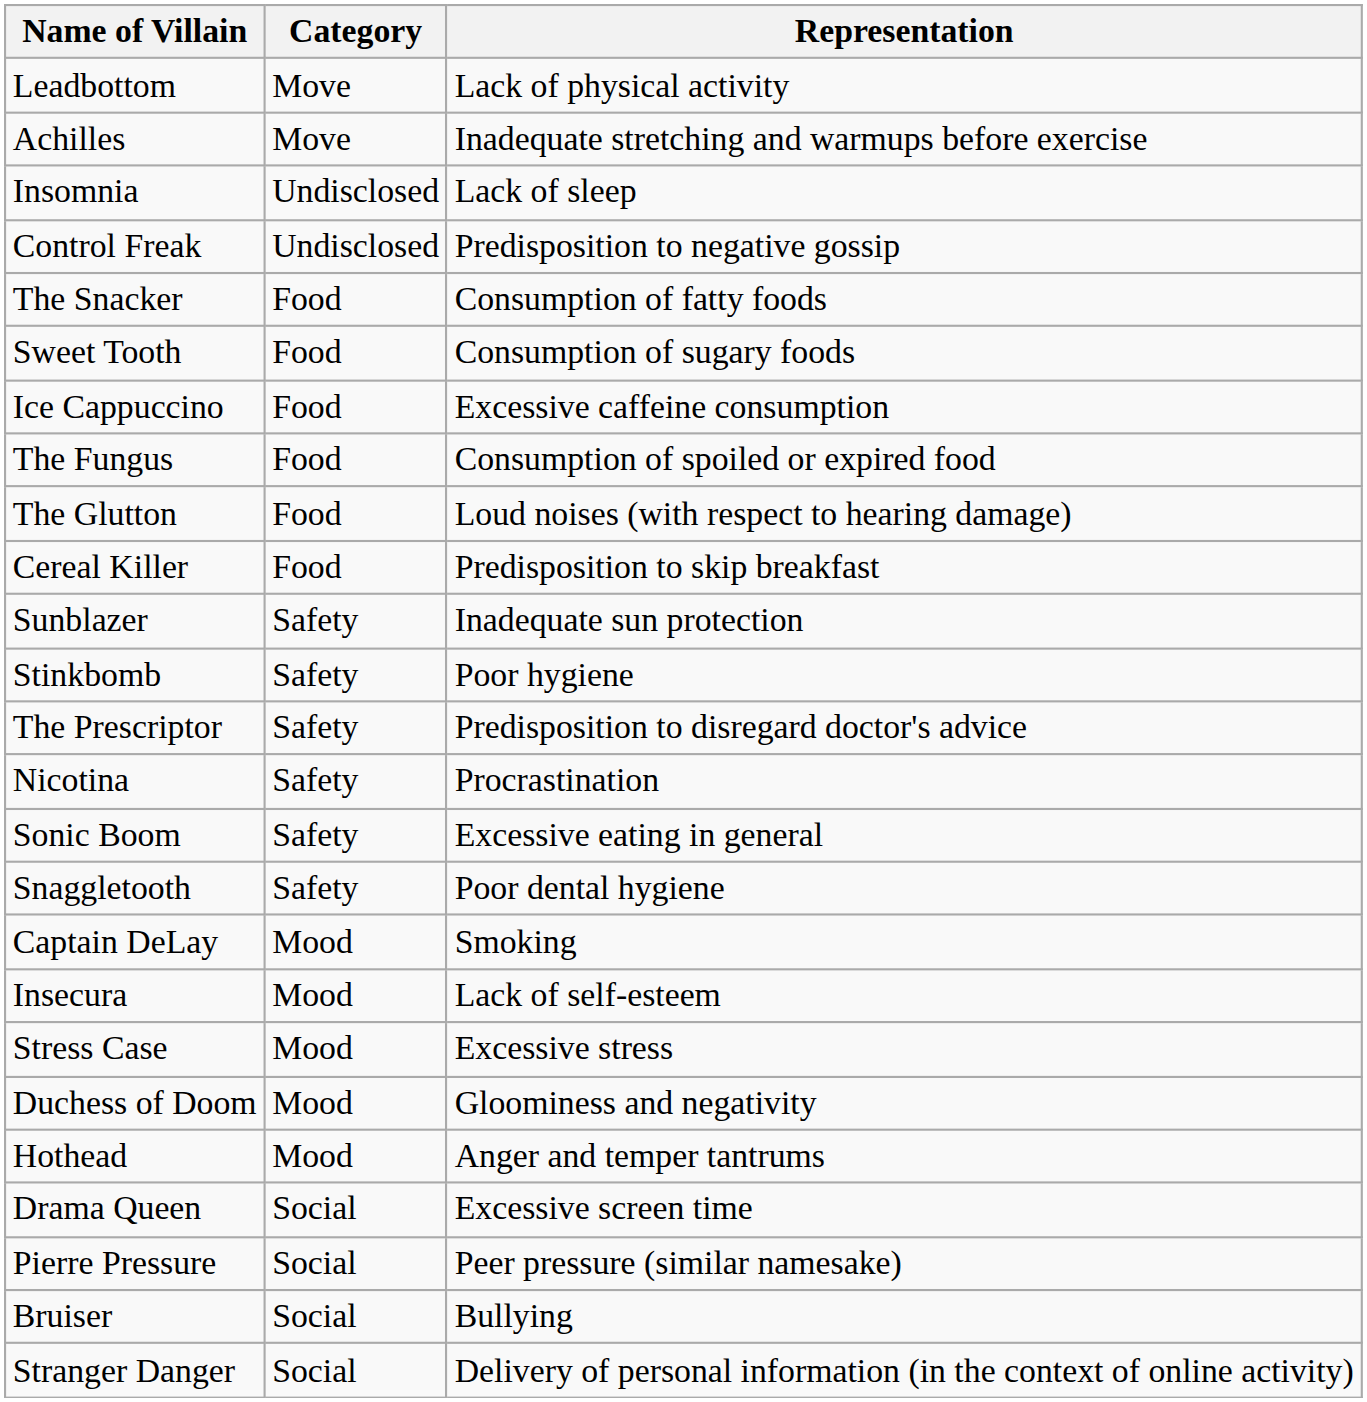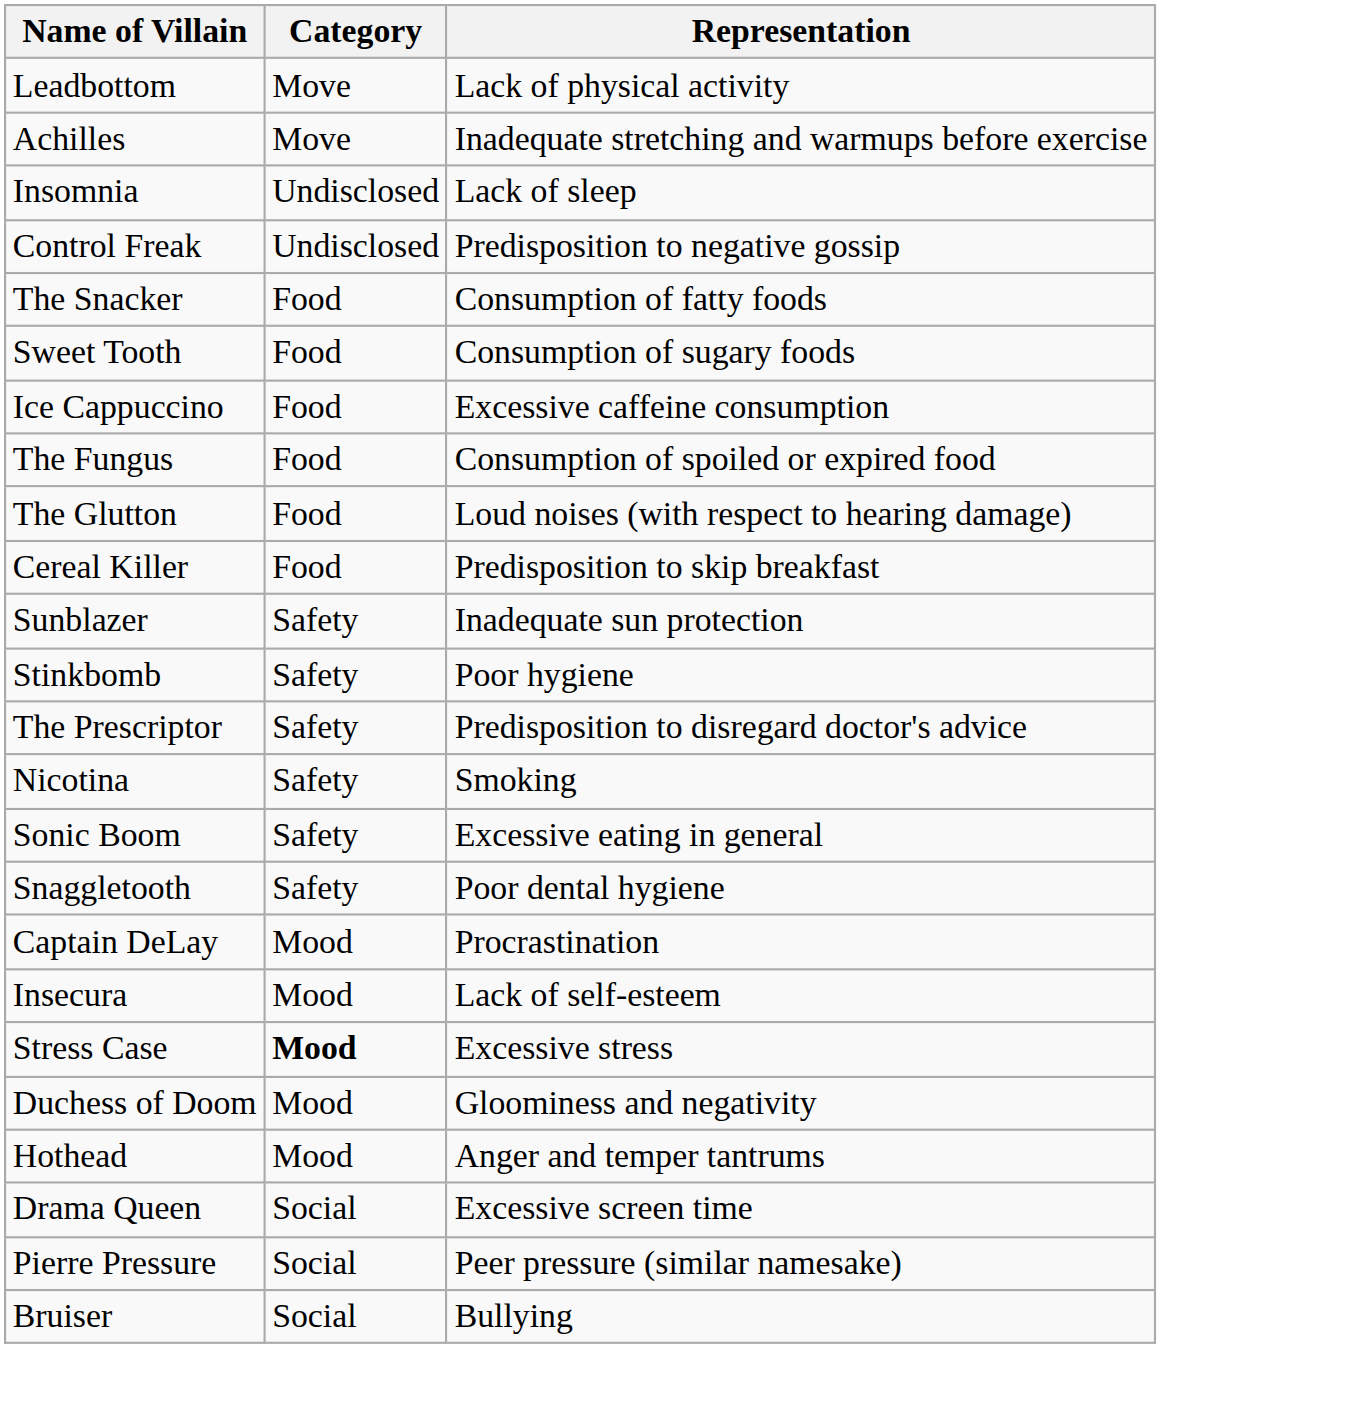(557, 780) Procrastination -> (516, 780) Smoking
(516, 941) Smoking -> (557, 941) Procrastination
(313, 1048) normal -> (314, 1048) bold
- row: (124, 1369)
